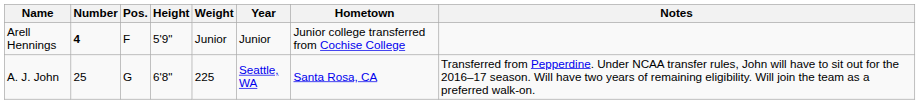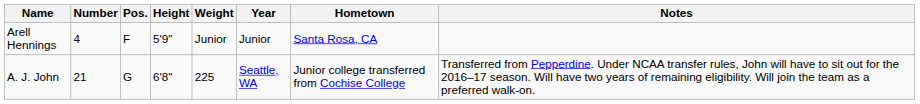(77, 38) bold -> (77, 38) normal
(359, 38) Junior college transferred from Cochise College -> (335, 38) Santa Rosa, CA
(80, 77) 25 -> (80, 77) 21
(335, 77) Santa Rosa, CA -> (359, 77) Junior college transferred from Cochise College
